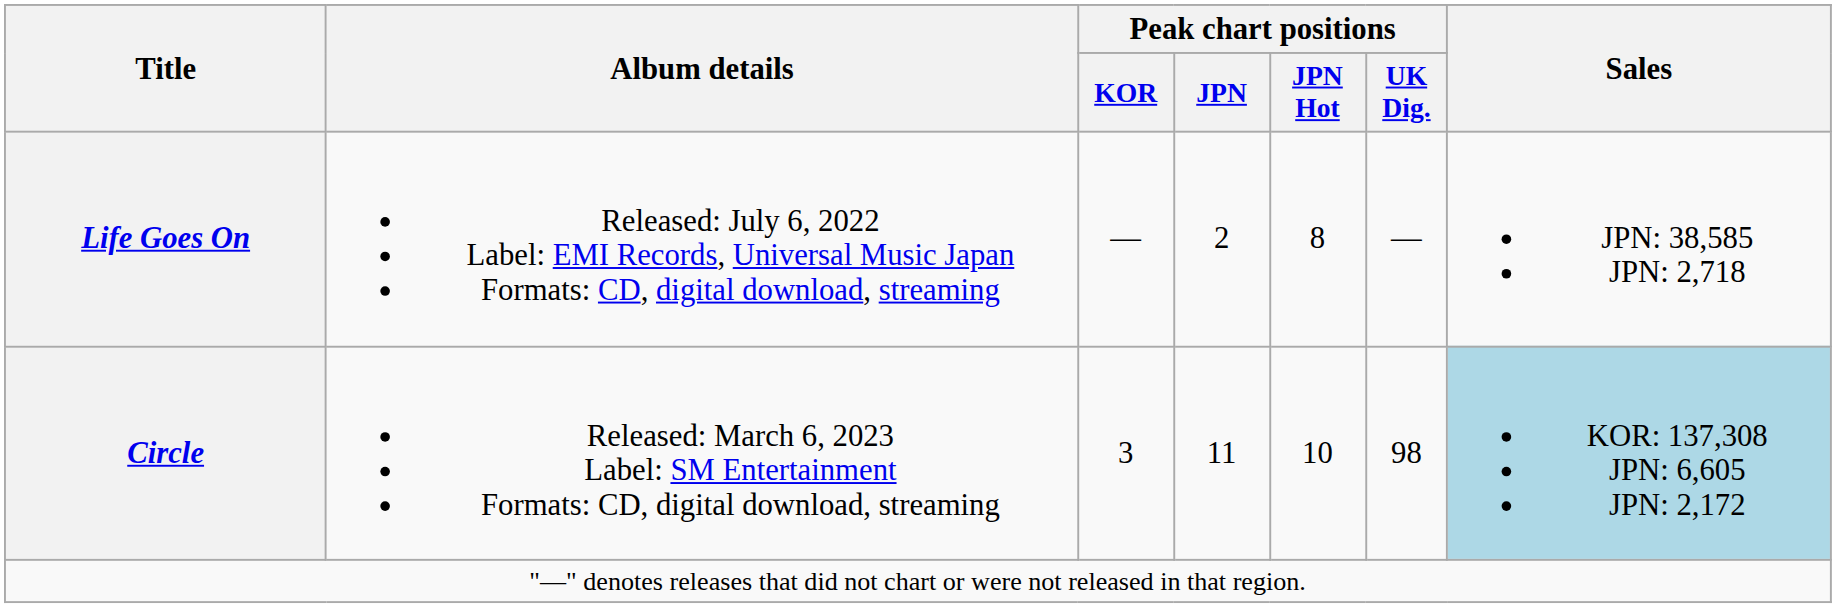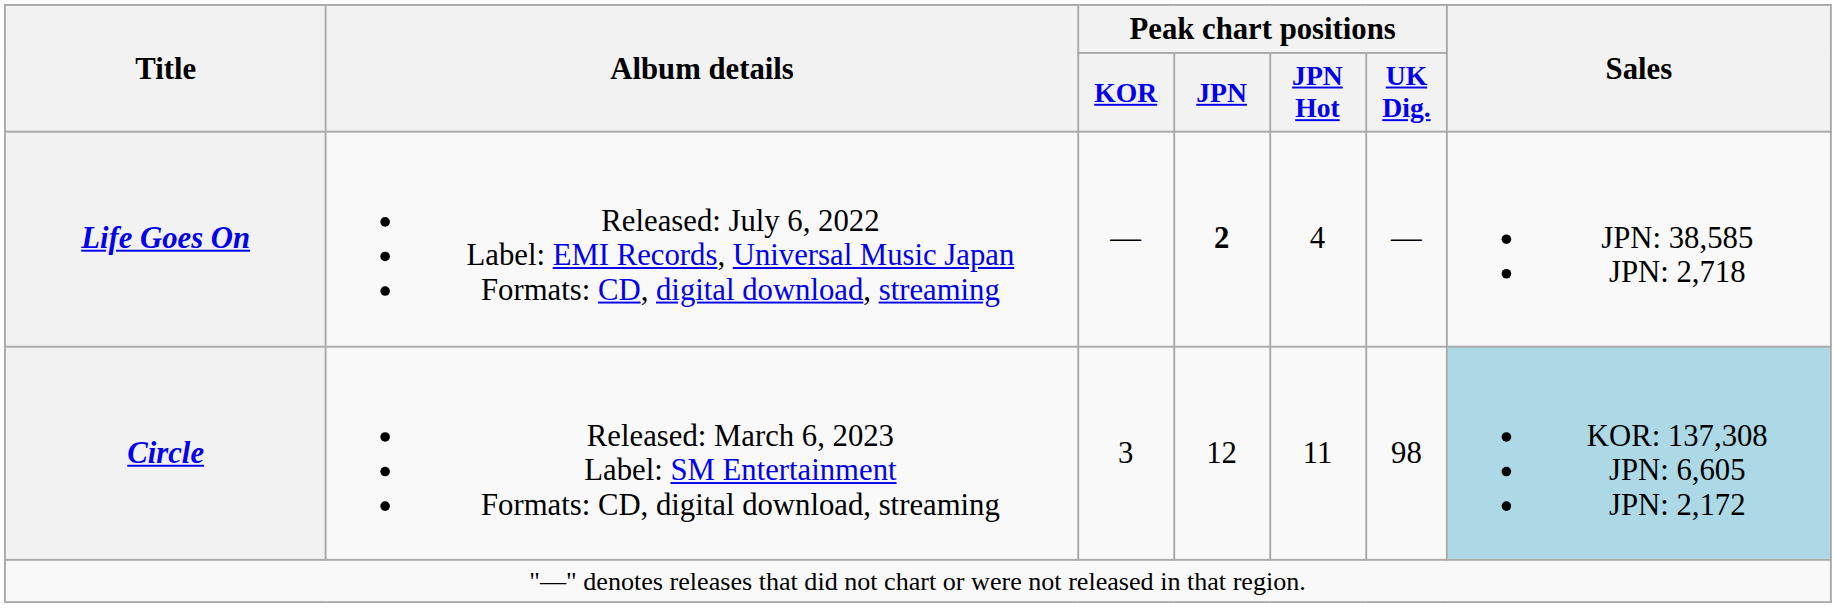(1222, 238) normal -> (1222, 238) bold
(1317, 238) 8 -> (1317, 238) 4
(1222, 452) 11 -> (1222, 452) 12
(1317, 452) 10 -> (1317, 452) 11
